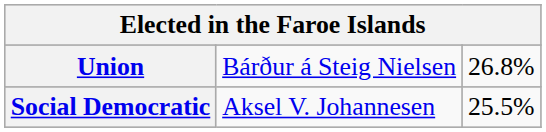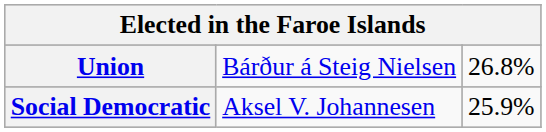(501, 106) 25.5% -> (501, 106) 25.9%
